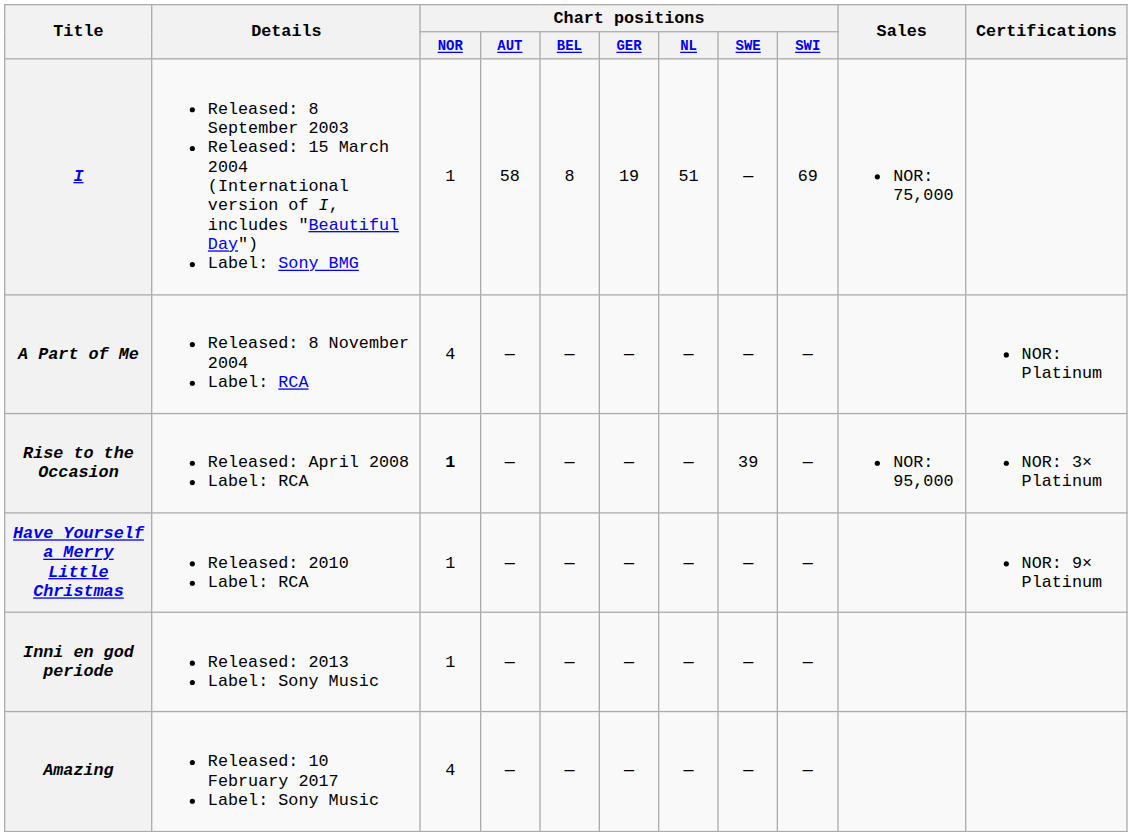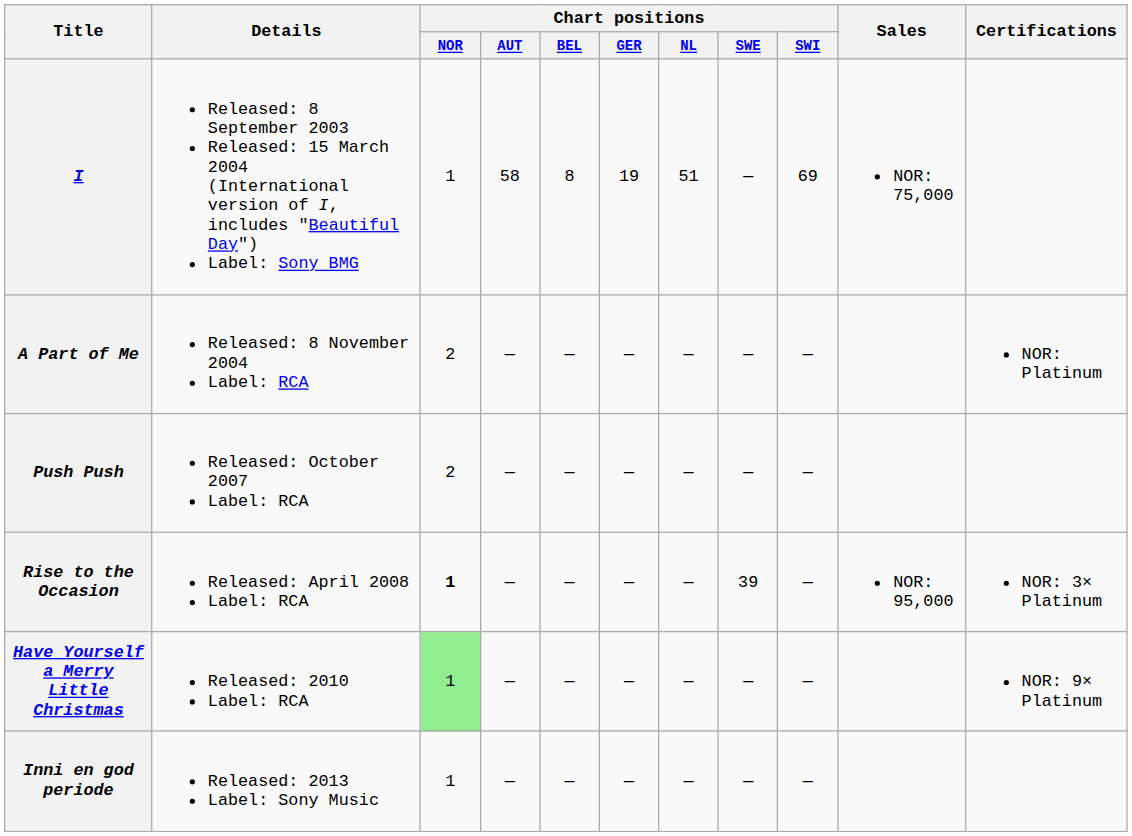(450, 354) 4 -> (450, 354) 2
+ row: (78, 473)
(450, 563) no background -> (450, 682) lightgreen background
- row: (78, 771)
